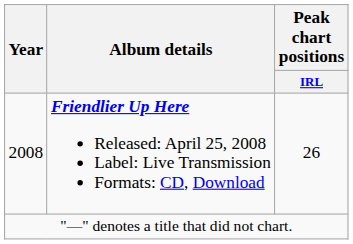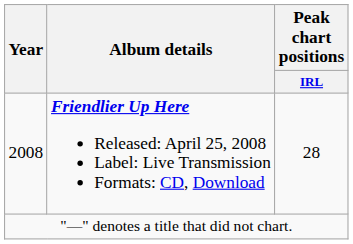(312, 153) 26 -> (312, 153) 28
